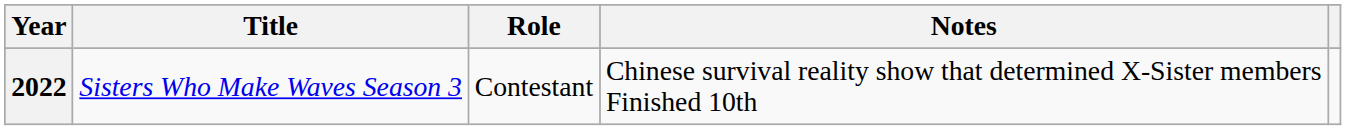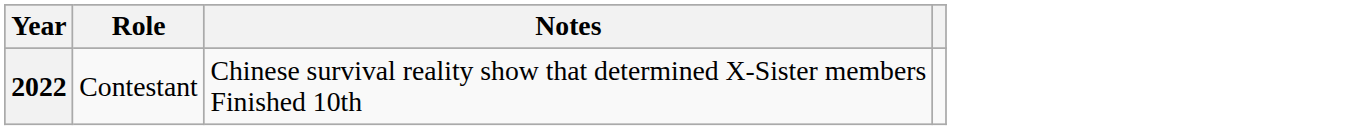- column: (271, 26)
